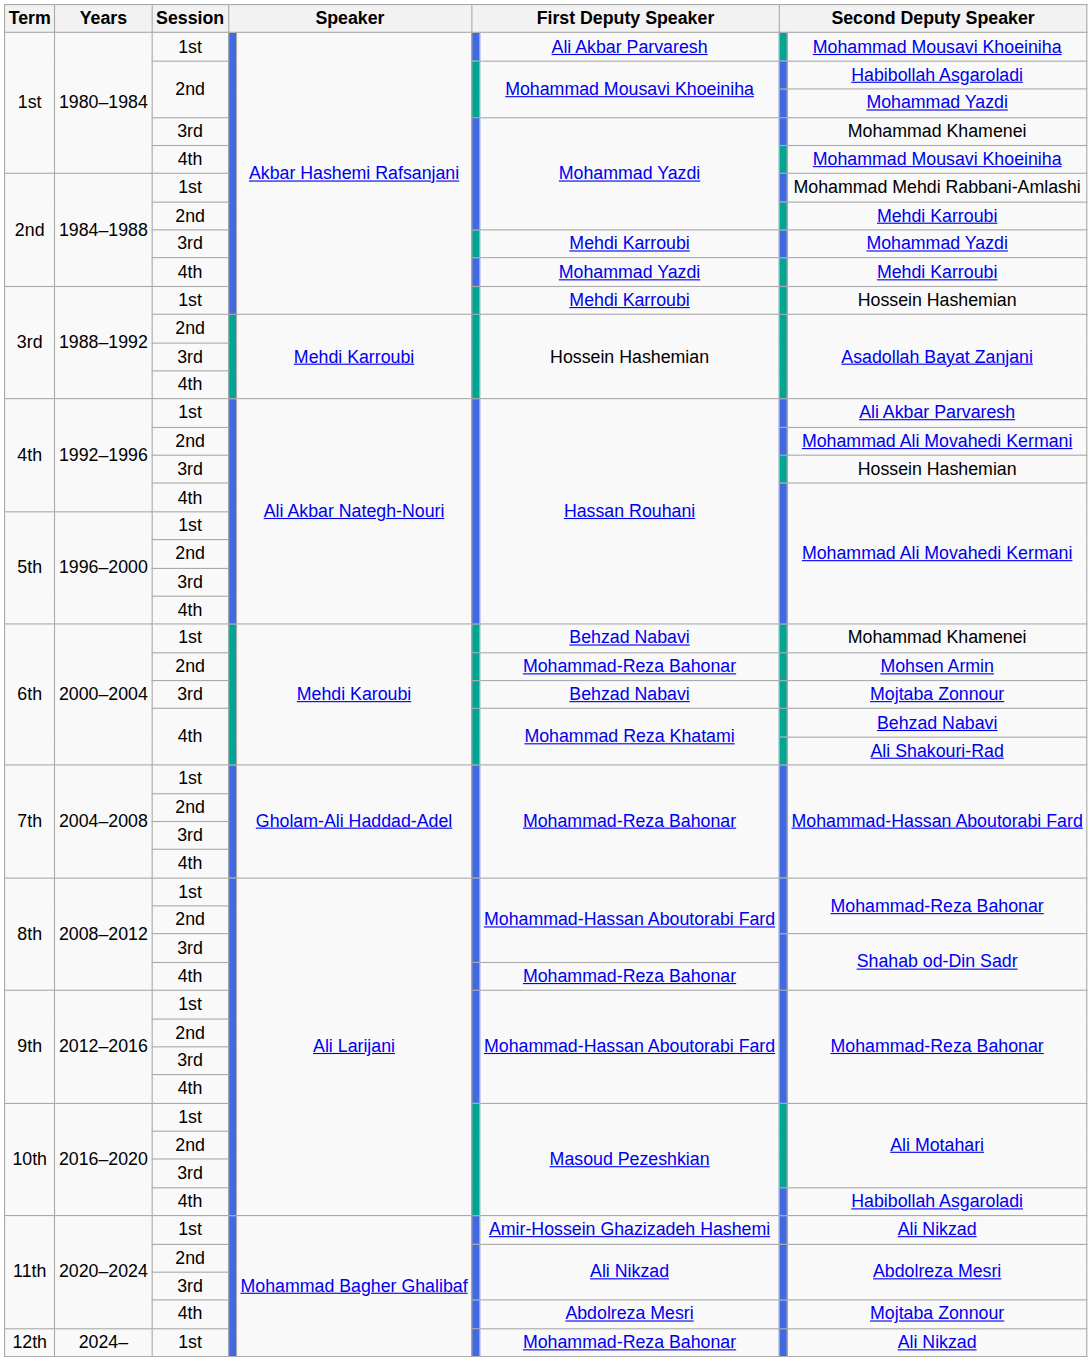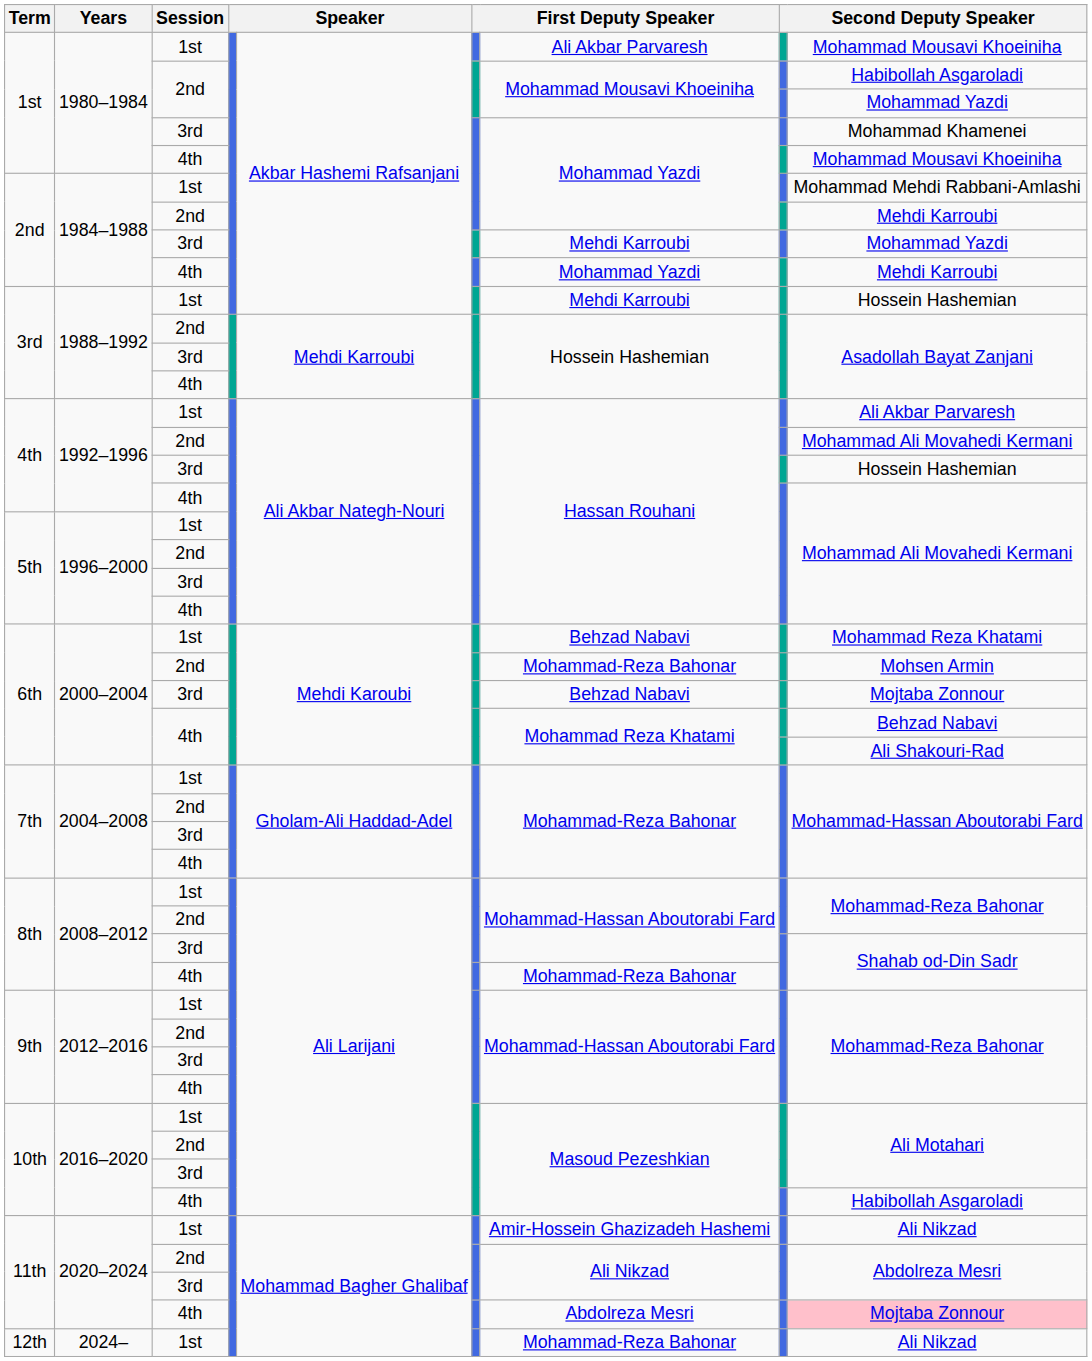(937, 638) Mohammad Khamenei -> (937, 638) Mohammad Reza Khatami
(937, 1314) no background -> (937, 1314) pink background
